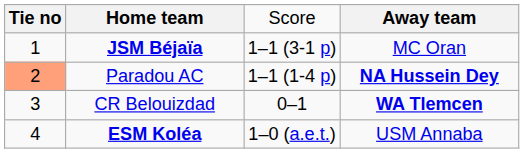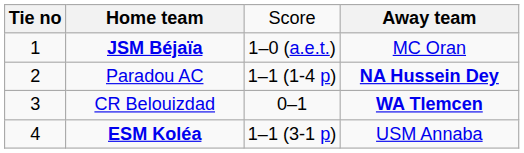(292, 47) 1–1 (3-1 p) -> (292, 47) 1–0 (a.e.t.)
(35, 76) lightsalmon background -> (35, 76) no background
(292, 133) 1–0 (a.e.t.) -> (292, 133) 1–1 (3-1 p)
